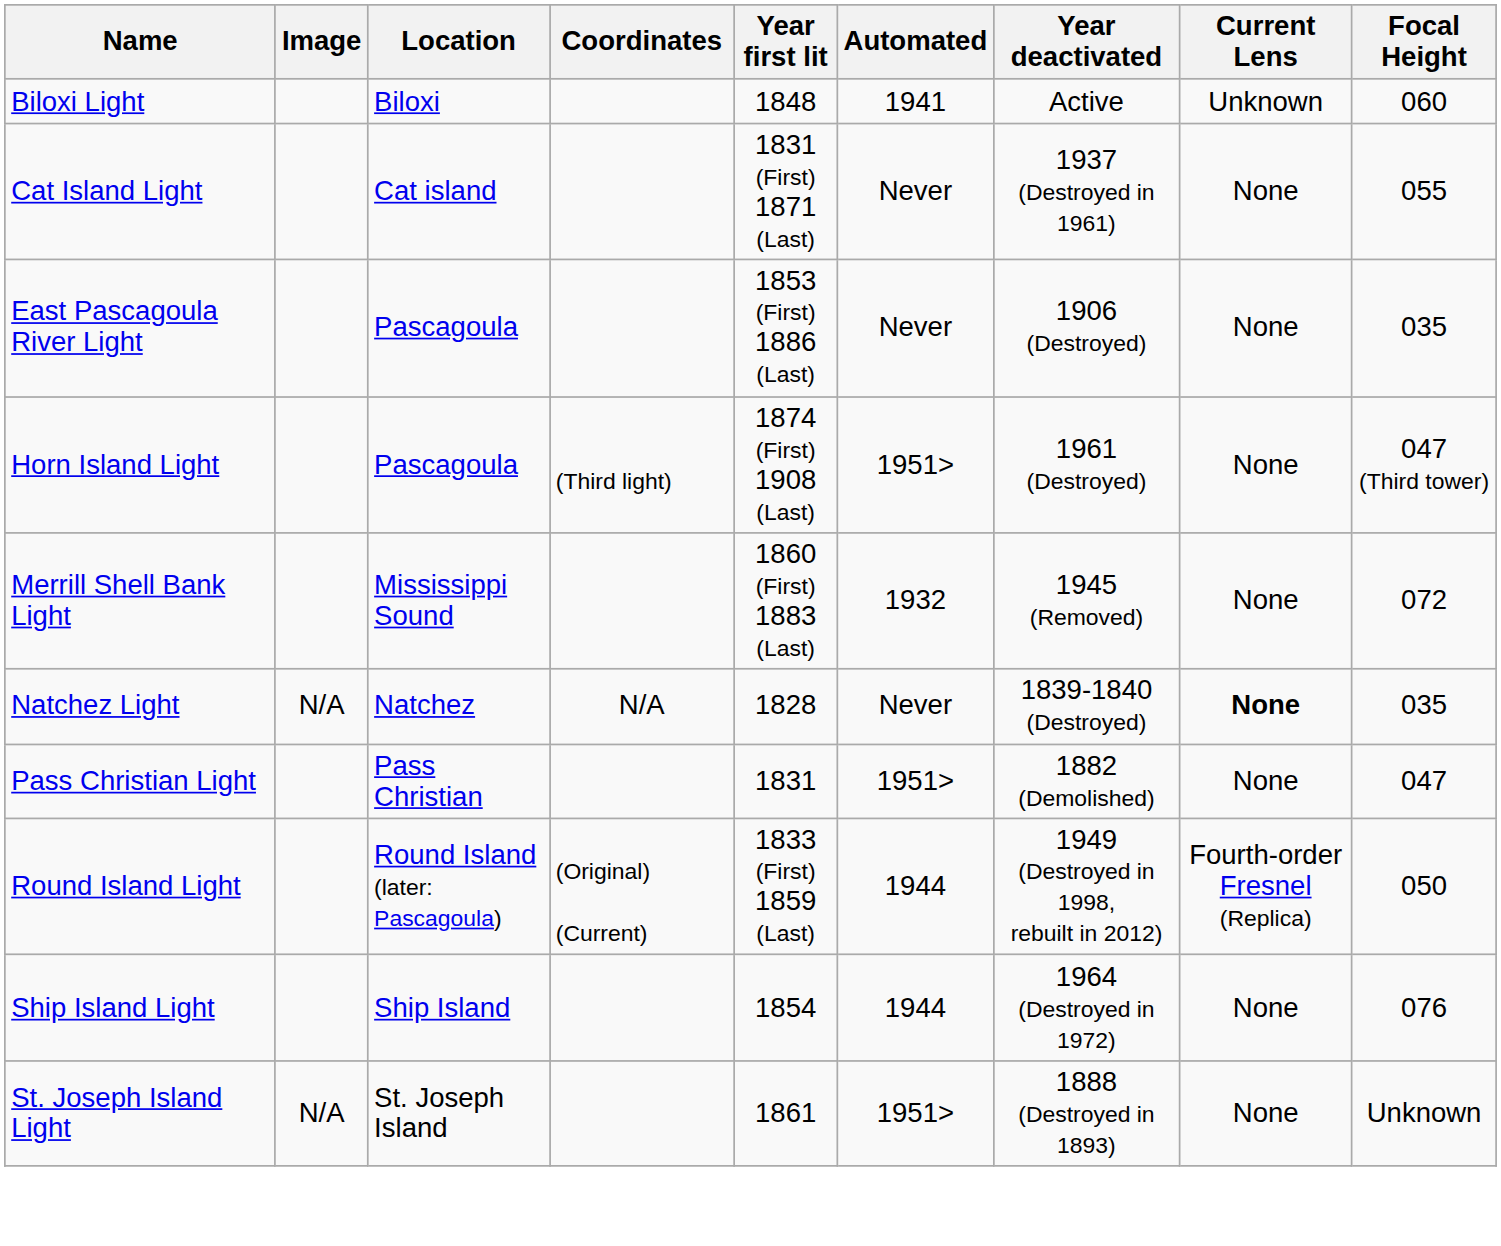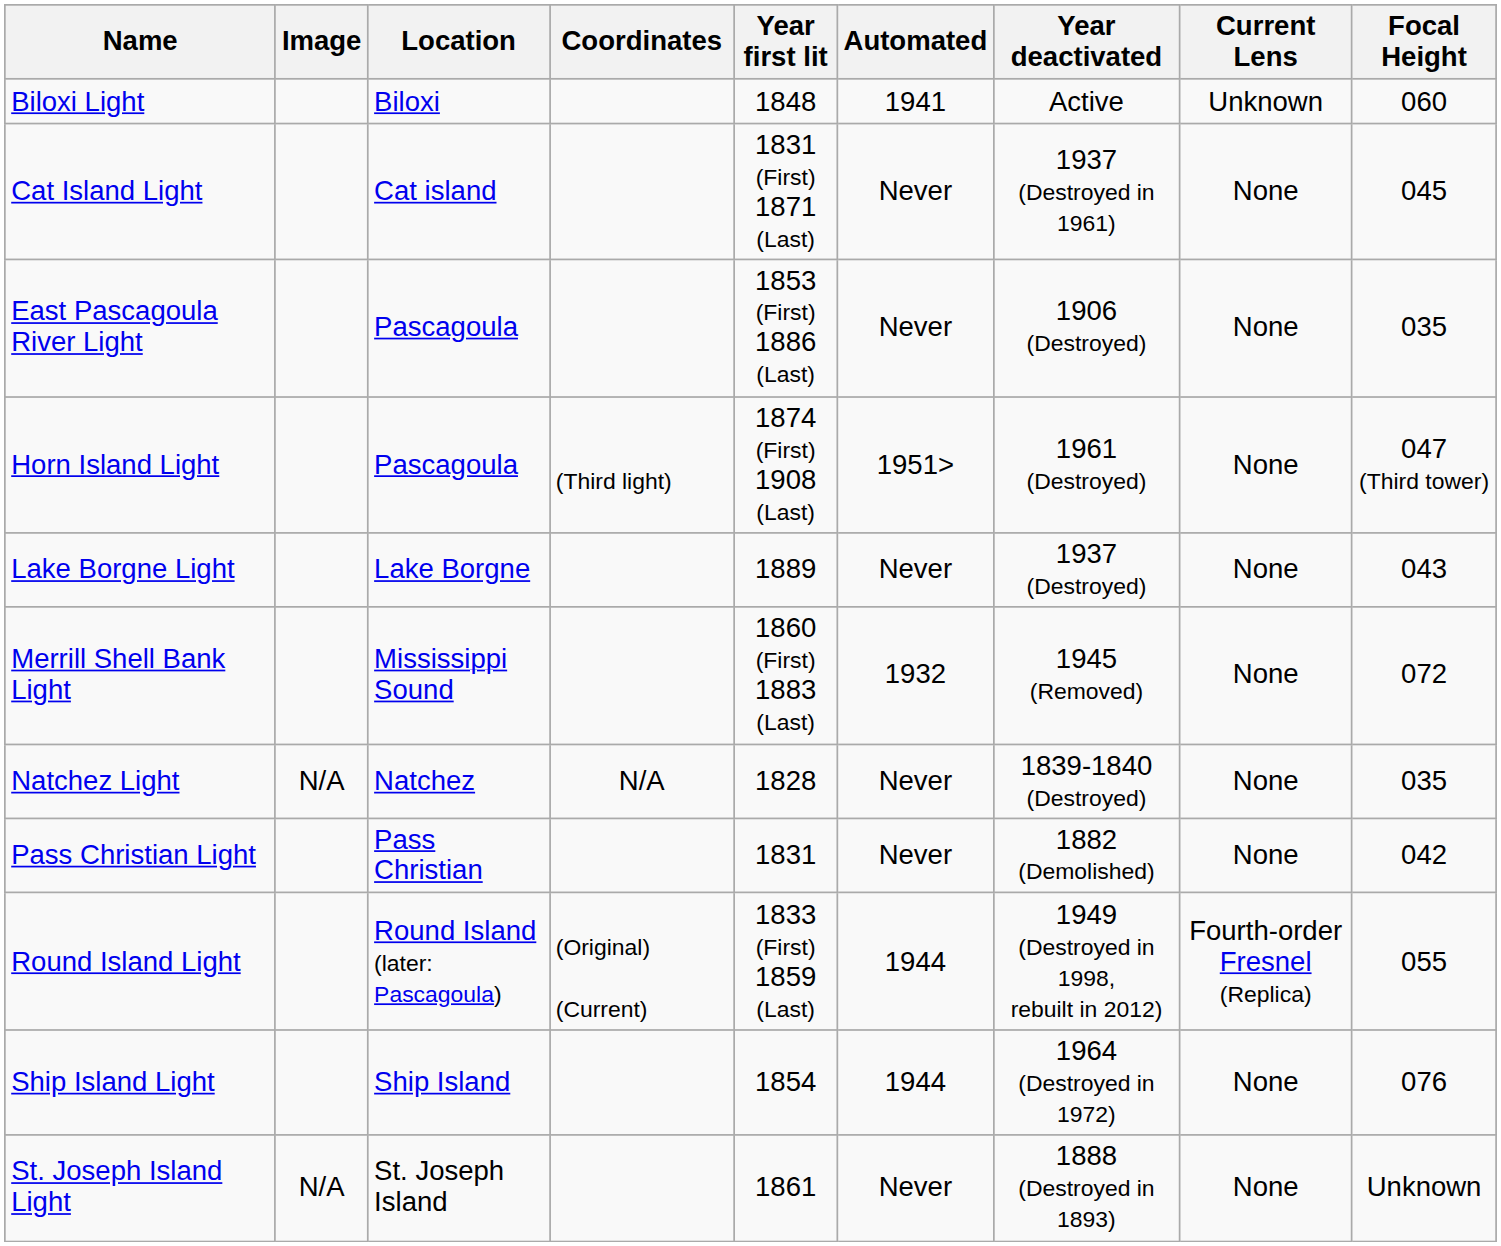(1424, 191) 055 -> (1424, 191) 045
+ row: (123, 569)
(1266, 706) bold -> (1266, 780) normal
(915, 780) 1951> -> (915, 855) Never
(1424, 780) 047 -> (1424, 855) 042
(1424, 886) 050 -> (1424, 960) 055
(915, 1112) 1951> -> (915, 1187) Never
